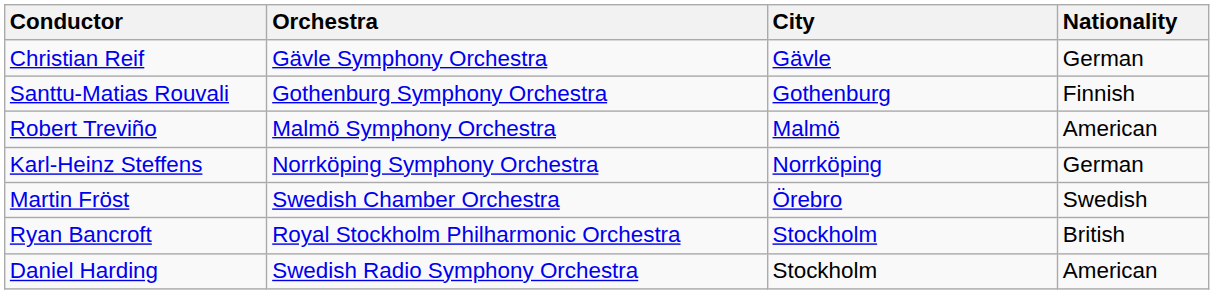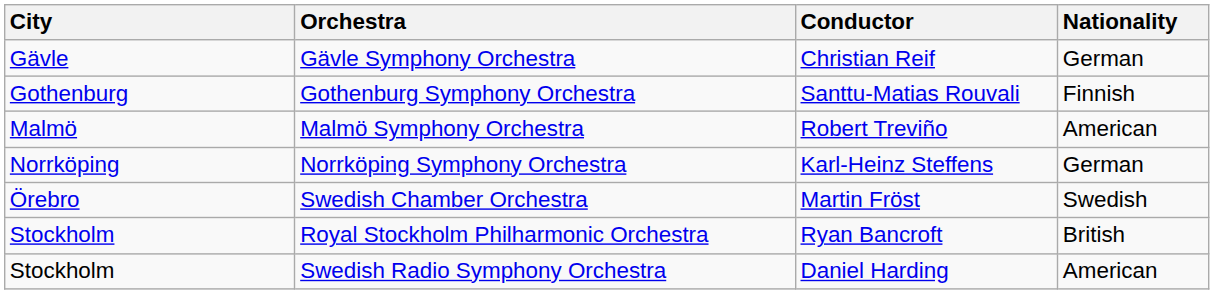columns swapped: (794, 22) <-> (66, 22)
